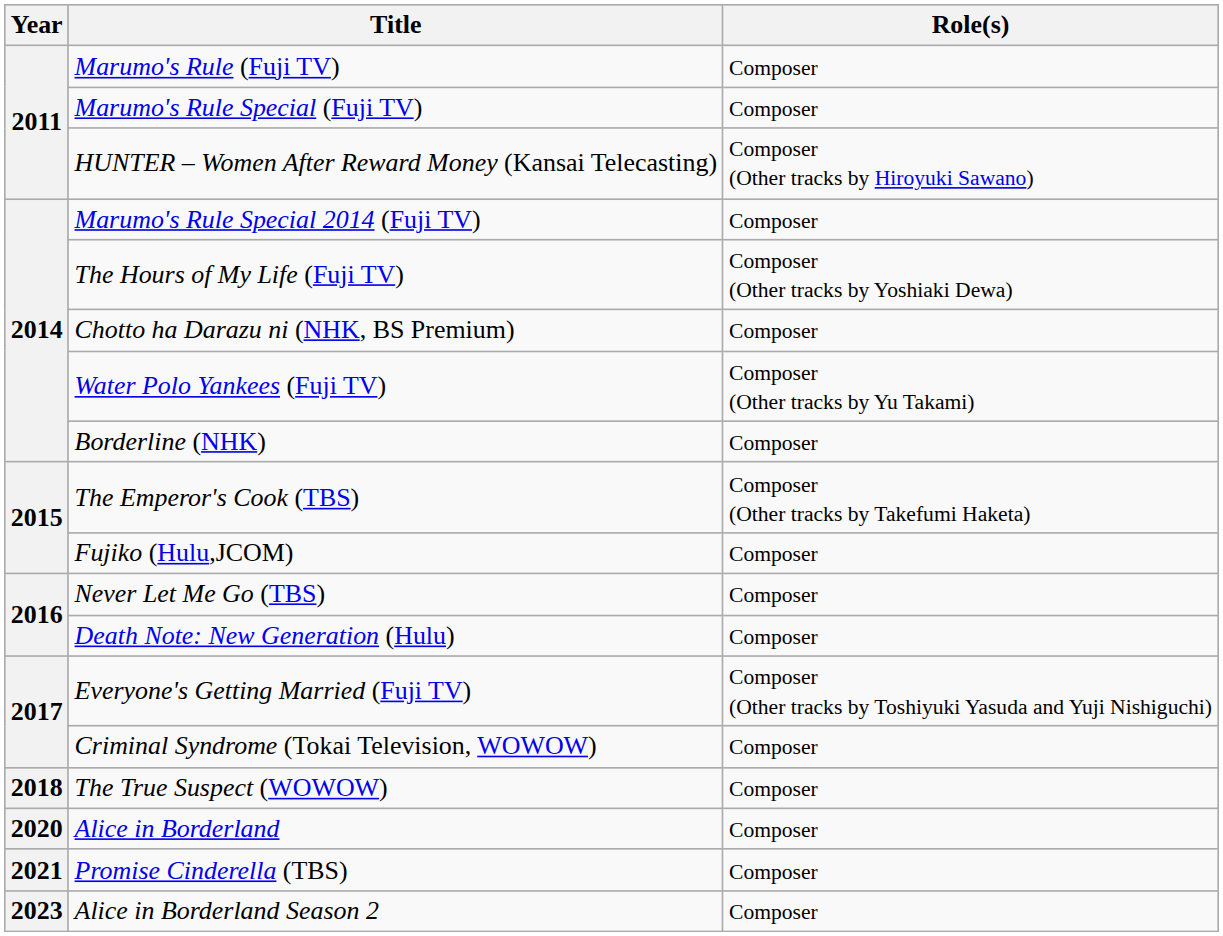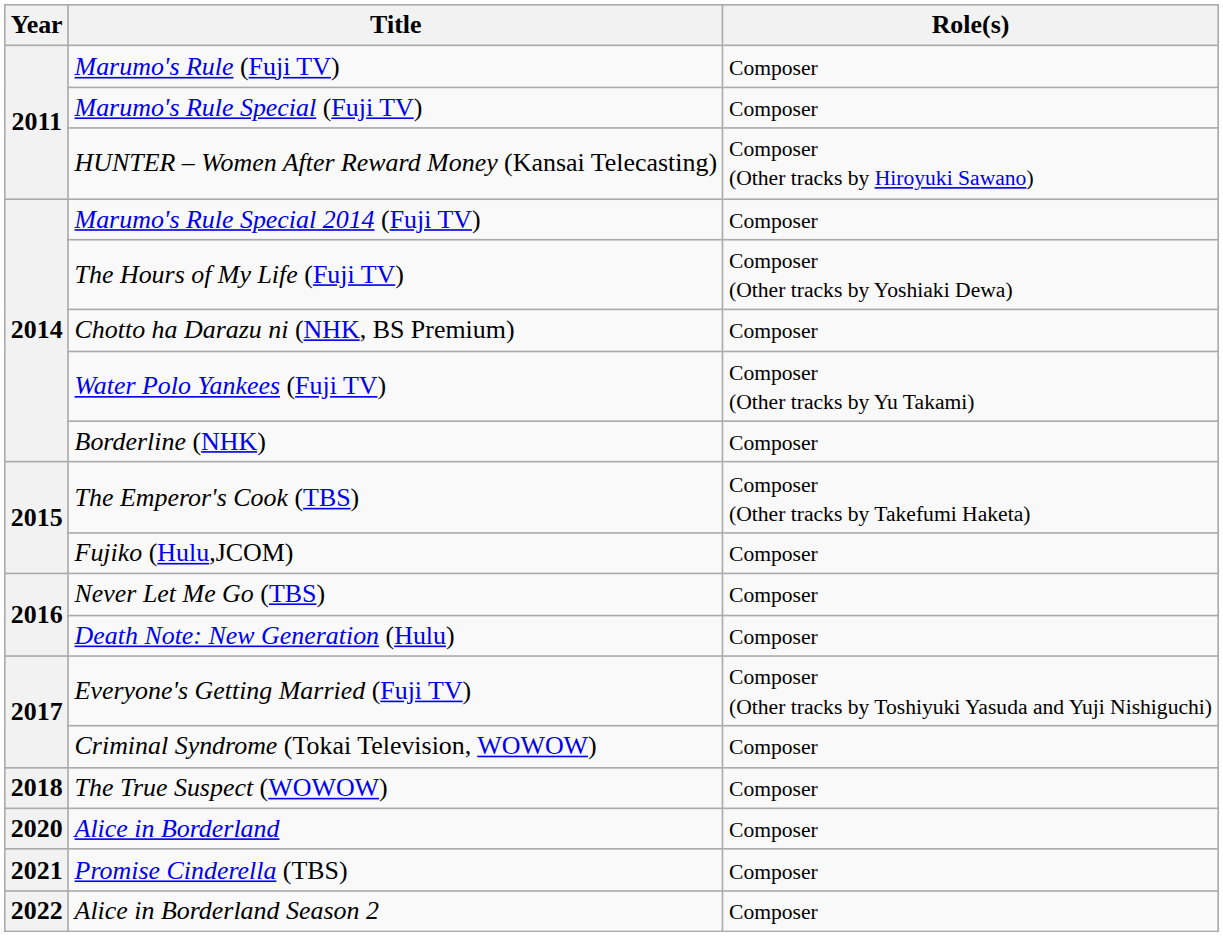(37, 910) 2023 -> (37, 910) 2022
